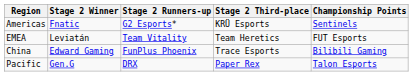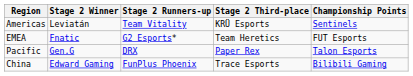(64, 24) Fnatic -> (69, 24) Leviatán
(150, 24) G2 Esports* -> (155, 24) Team Vitality
(69, 38) Leviatán -> (64, 38) Fnatic
(155, 38) Team Vitality -> (150, 38) G2 Esports*
rows swapped: (24, 64) <-> (19, 51)
